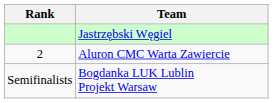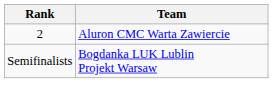- row: (125, 34)
